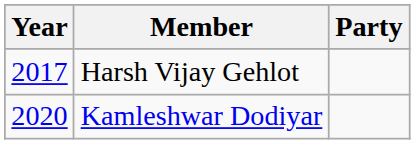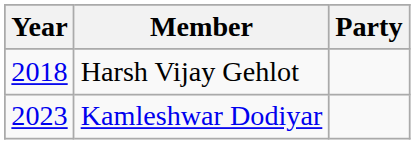(40, 71) 2017 -> (40, 71) 2018
(40, 116) 2020 -> (40, 116) 2023
